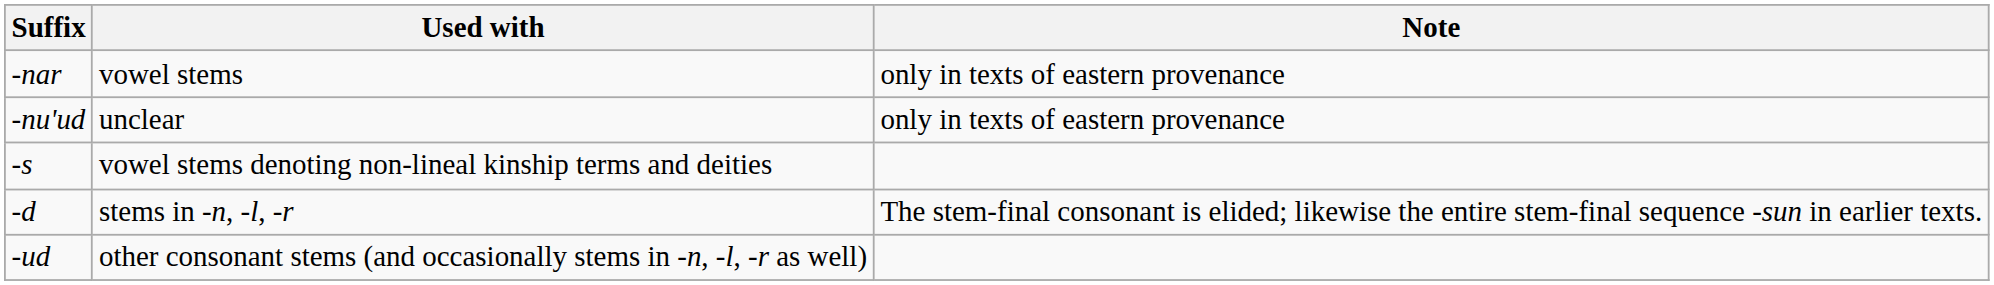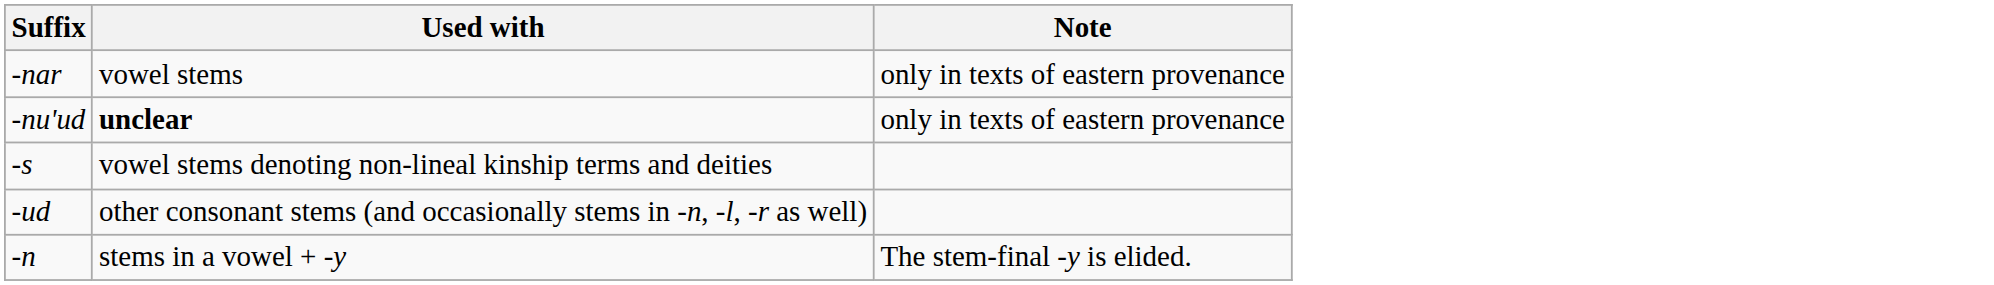(142, 119) normal -> (146, 119) bold
- row: (24, 211)
+ row: (24, 257)
